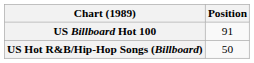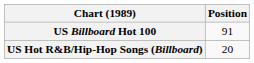(227, 49) 50 -> (227, 49) 20
